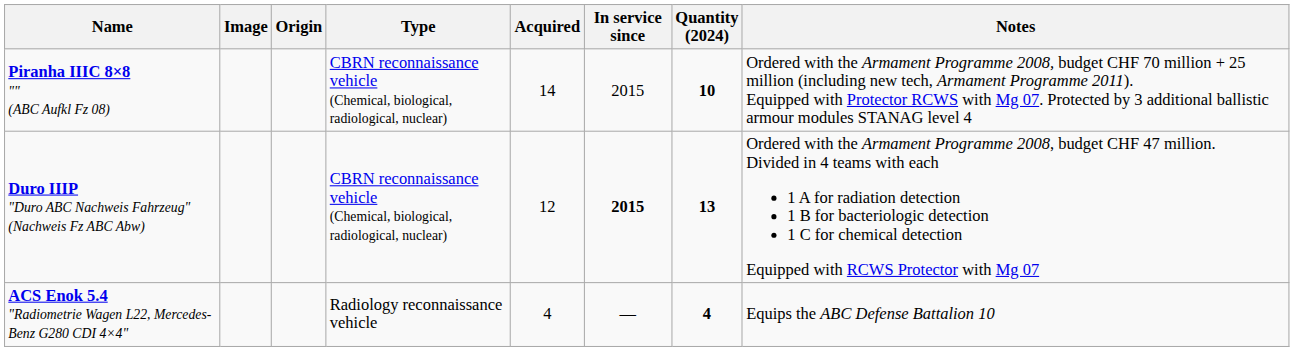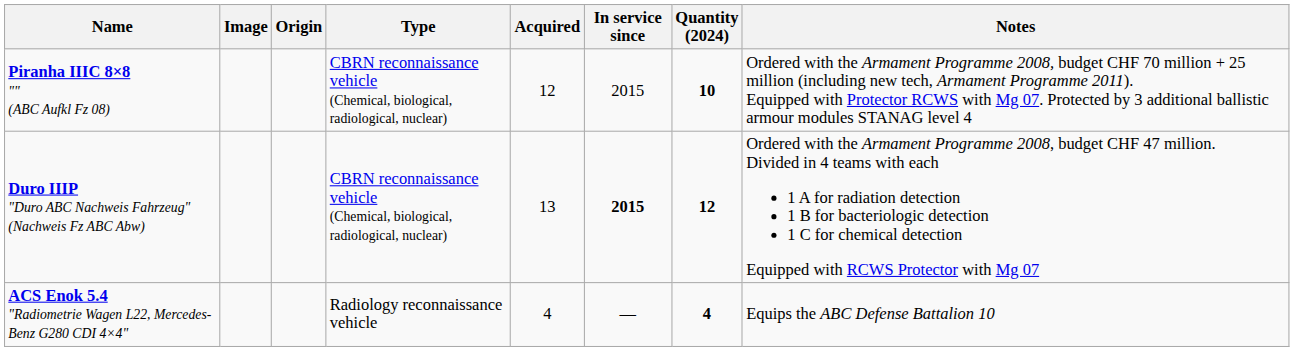(547, 90) 14 -> (547, 90) 12
(547, 206) 12 -> (547, 206) 13
(707, 206) 13 -> (707, 206) 12
